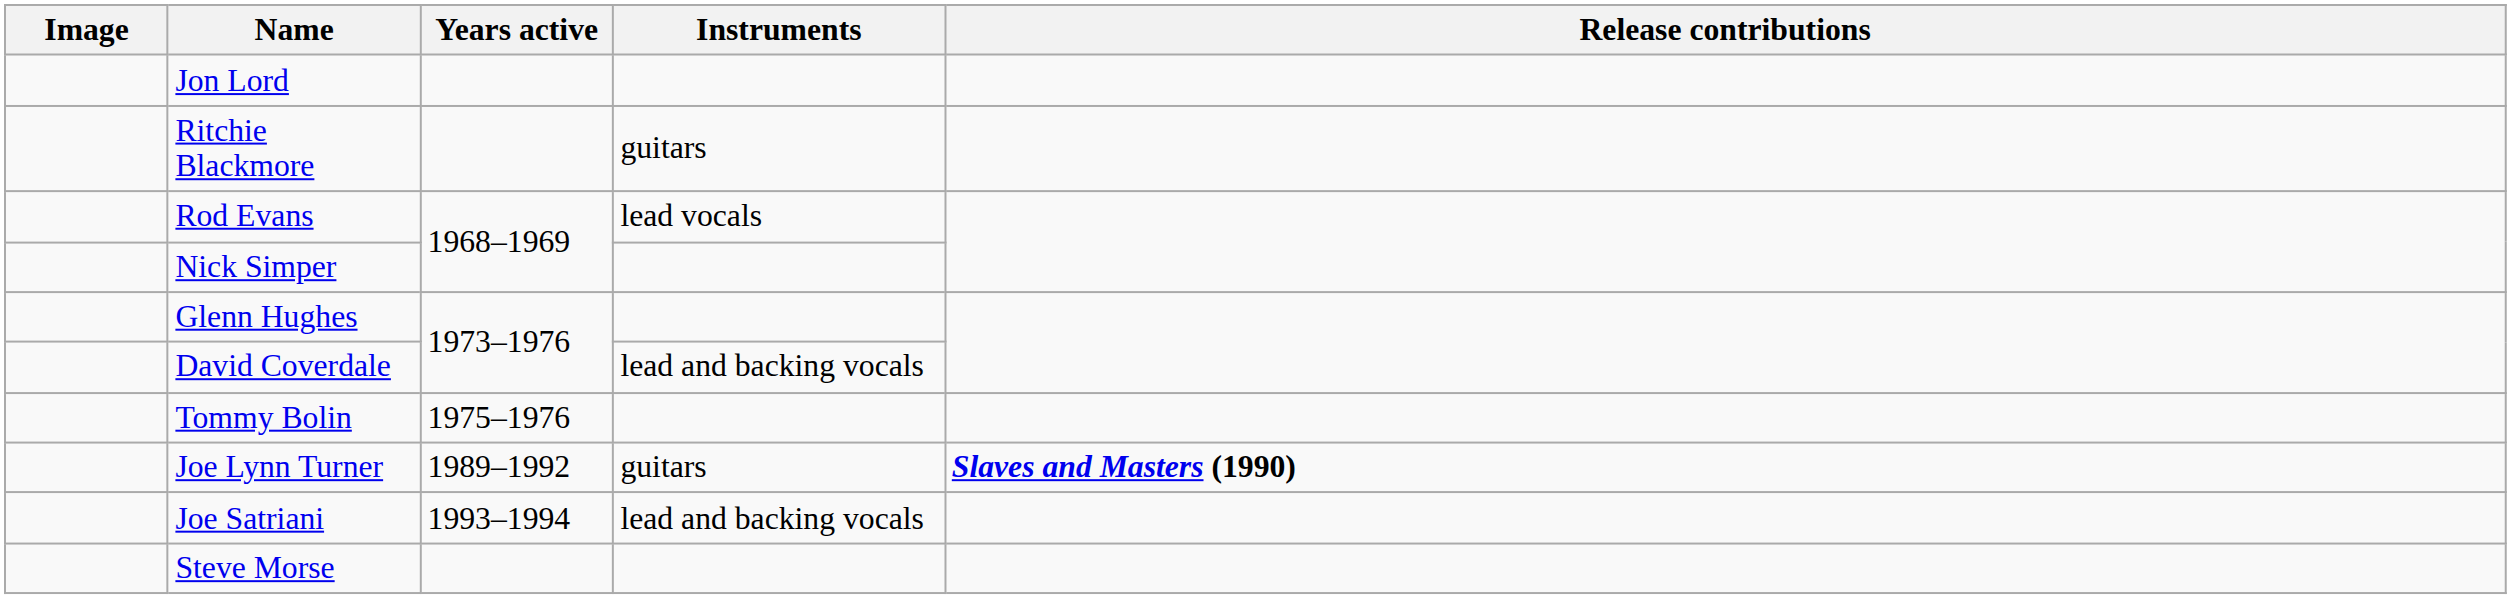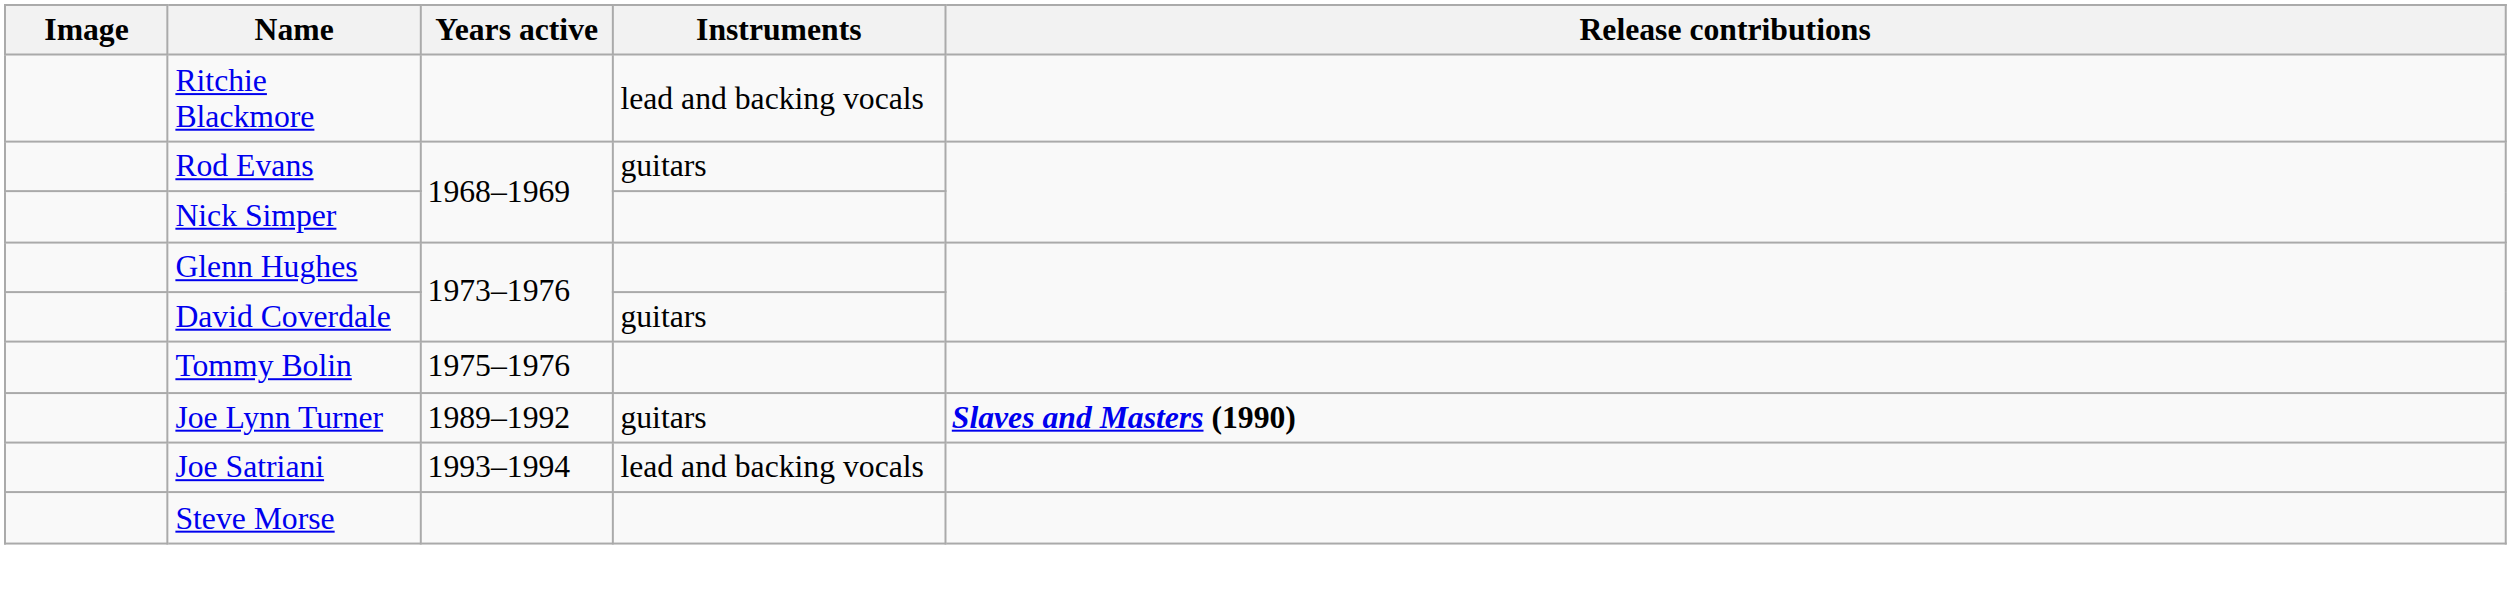- row: (232, 79)
(664, 147) guitars -> (772, 97) lead and backing vocals
(691, 215) lead vocals -> (664, 165) guitars
(772, 366) lead and backing vocals -> (664, 316) guitars
